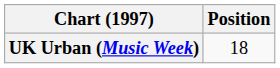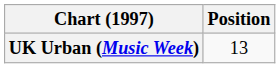(239, 47) 18 -> (239, 47) 13
